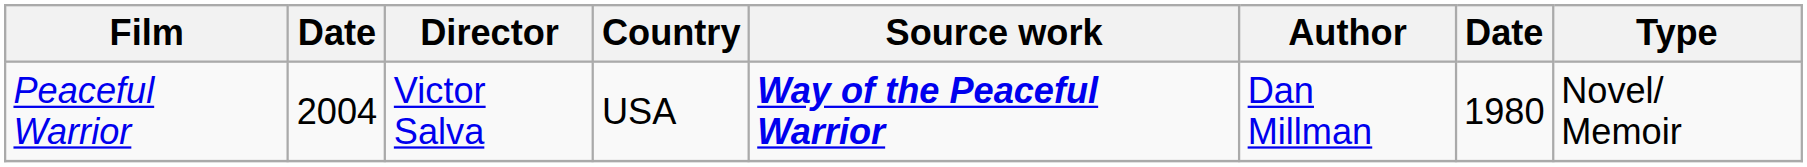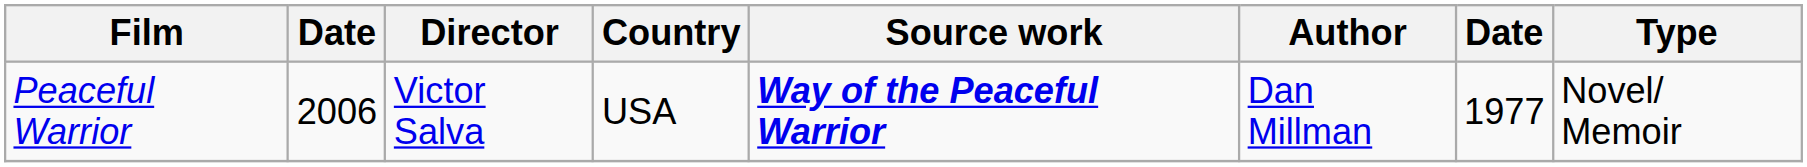(337, 110) 2004 -> (337, 110) 2006
(1504, 110) 1980 -> (1504, 110) 1977
